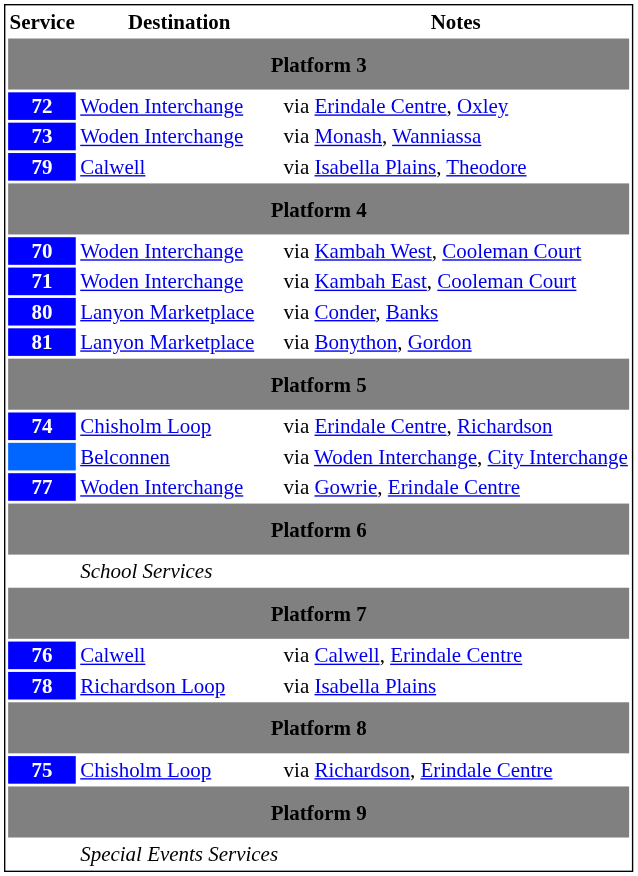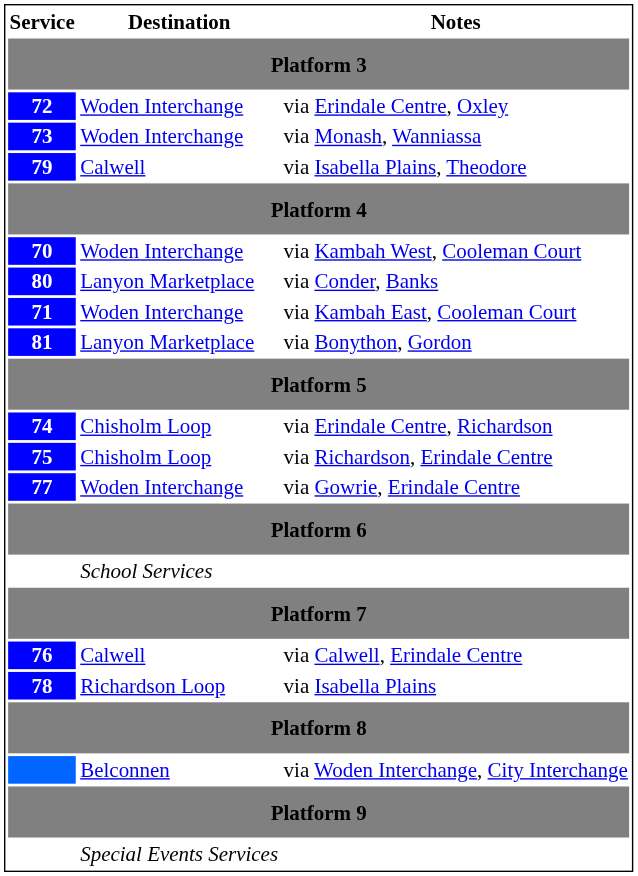rows swapped: (162, 281) <-> (167, 311)
rows swapped: (146, 769) <-> (125, 456)
